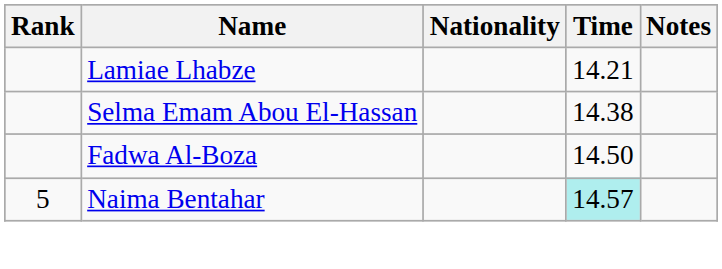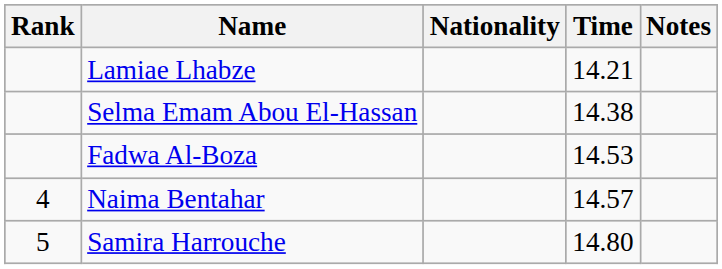(603, 155) 14.50 -> (603, 155) 14.53
(43, 198) 5 -> (43, 198) 4
(603, 198) paleturquoise background -> (603, 198) no background
+ row: (186, 241)
